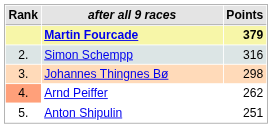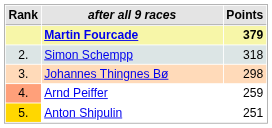(253, 55) 316 -> (253, 55) 318
(253, 93) 262 -> (253, 93) 259
(23, 113) no background -> (23, 113) gold background
